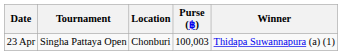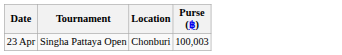- column: (274, 19)
